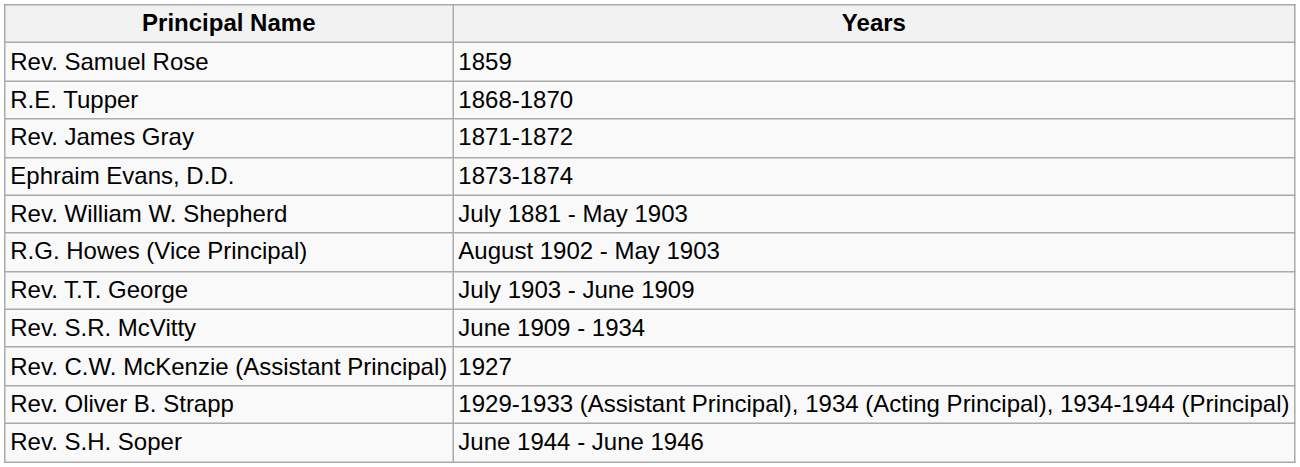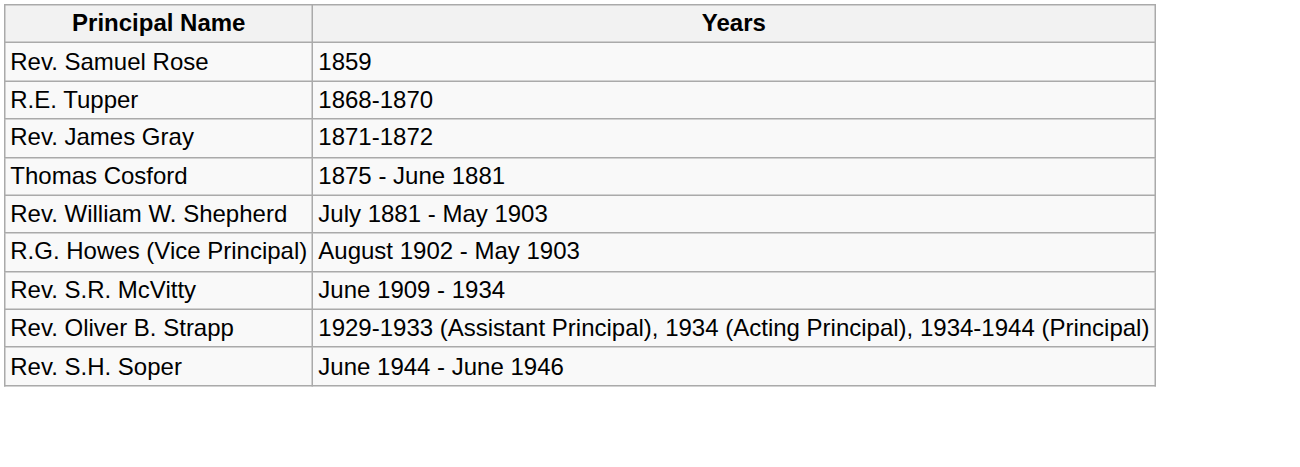- row: (122, 175)
+ row: (99, 175)
- row: (99, 289)
- row: (229, 366)
